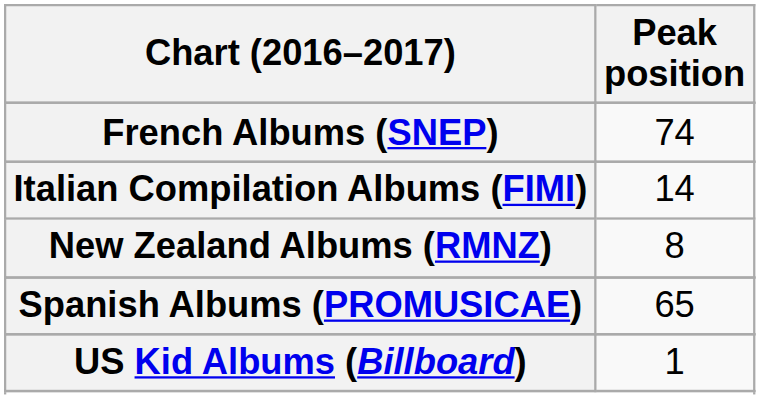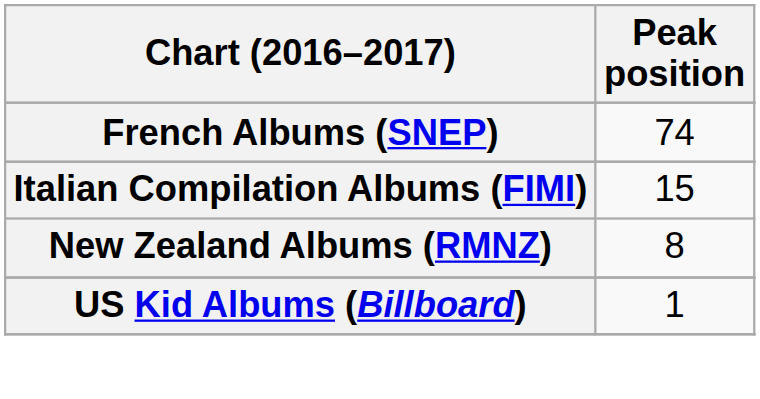(675, 189) 14 -> (675, 189) 15
- row: (300, 304)
